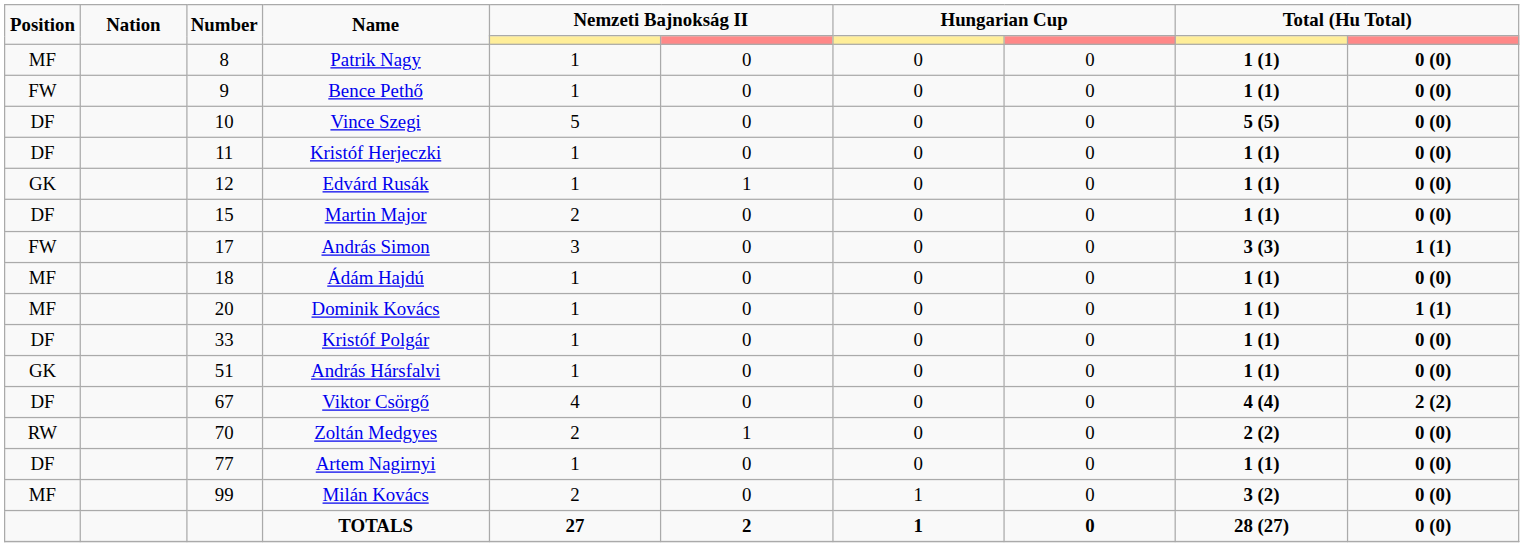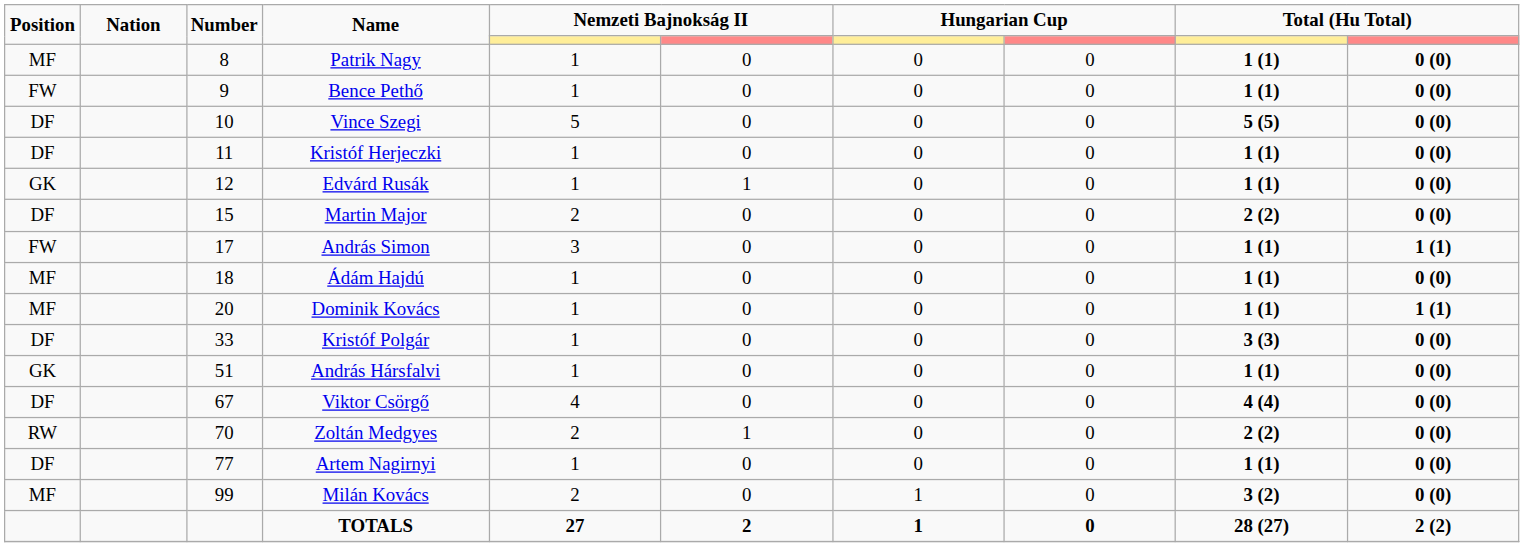(1262, 215) 1 (1) -> (1262, 215) 2 (2)
(1262, 246) 3 (3) -> (1262, 246) 1 (1)
(1262, 339) 1 (1) -> (1262, 339) 3 (3)
(1433, 401) 2 (2) -> (1433, 401) 0 (0)
(1433, 526) 0 (0) -> (1433, 526) 2 (2)
